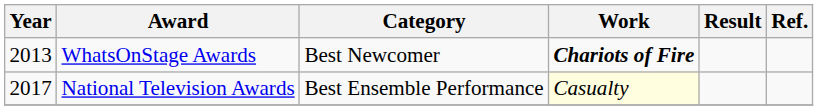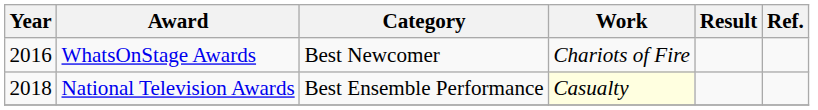(31, 54) 2013 -> (31, 54) 2016
(624, 54) bold -> (622, 54) normal
(31, 88) 2017 -> (31, 88) 2018
